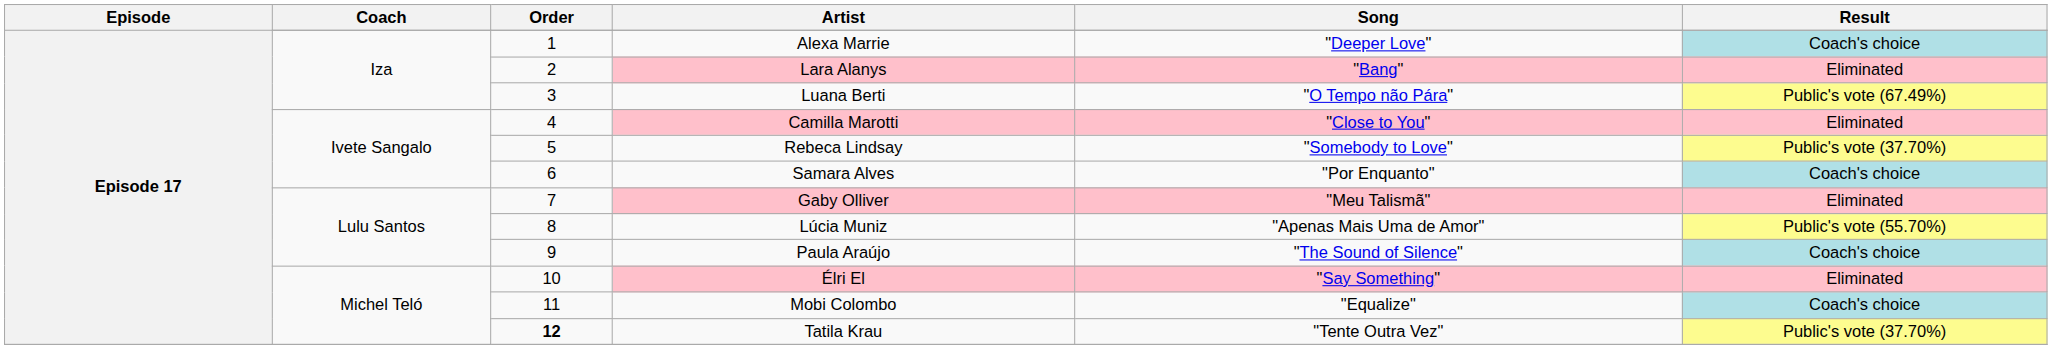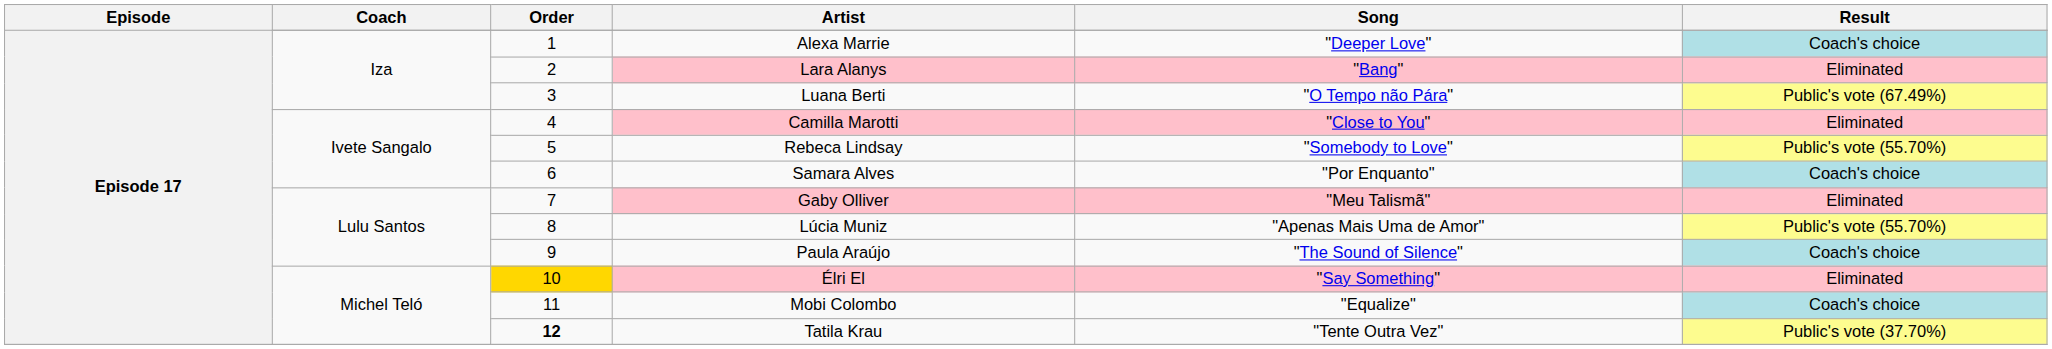(1865, 148) Public's vote (37.70%) -> (1865, 148) Public's vote (55.70%)
(552, 278) no background -> (552, 278) gold background
